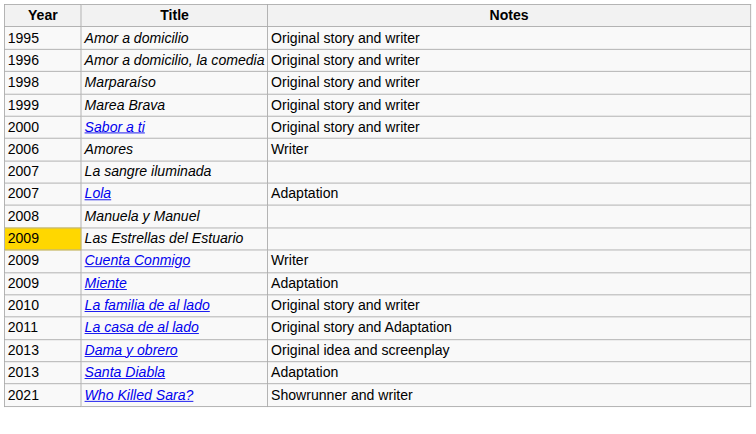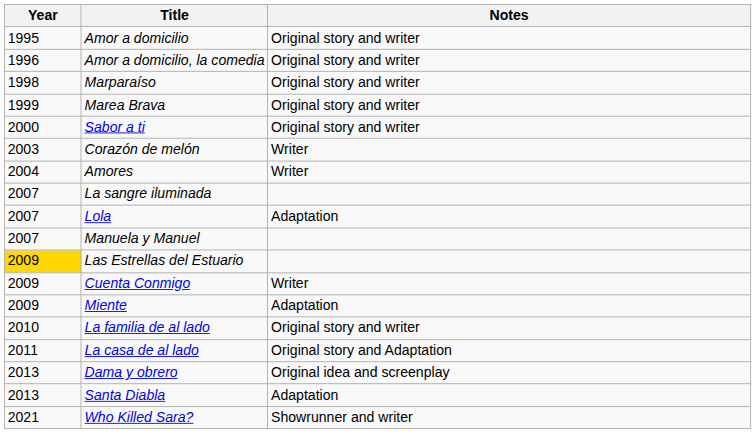+ row: (142, 149)
(23, 149) 2006 -> (23, 171) 2004
(23, 216) 2008 -> (23, 238) 2007
